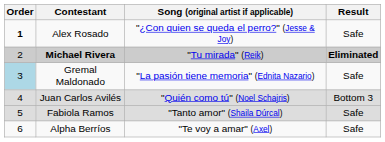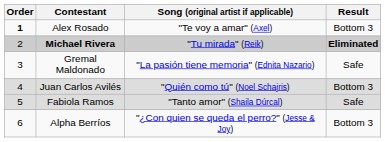(225, 33) "¿Con quien se queda el perro?" (Jesse & Joy) -> (225, 28) "Te voy a amar" (Axel)
(353, 33) Safe -> (353, 28) Bottom 3
(20, 76) lightblue background -> (20, 65) no background
(225, 129) "Te voy a amar" (Axel) -> (225, 123) "¿Con quien se queda el perro?" (Jesse & Joy)
(353, 129) Safe -> (353, 123) Bottom 3
